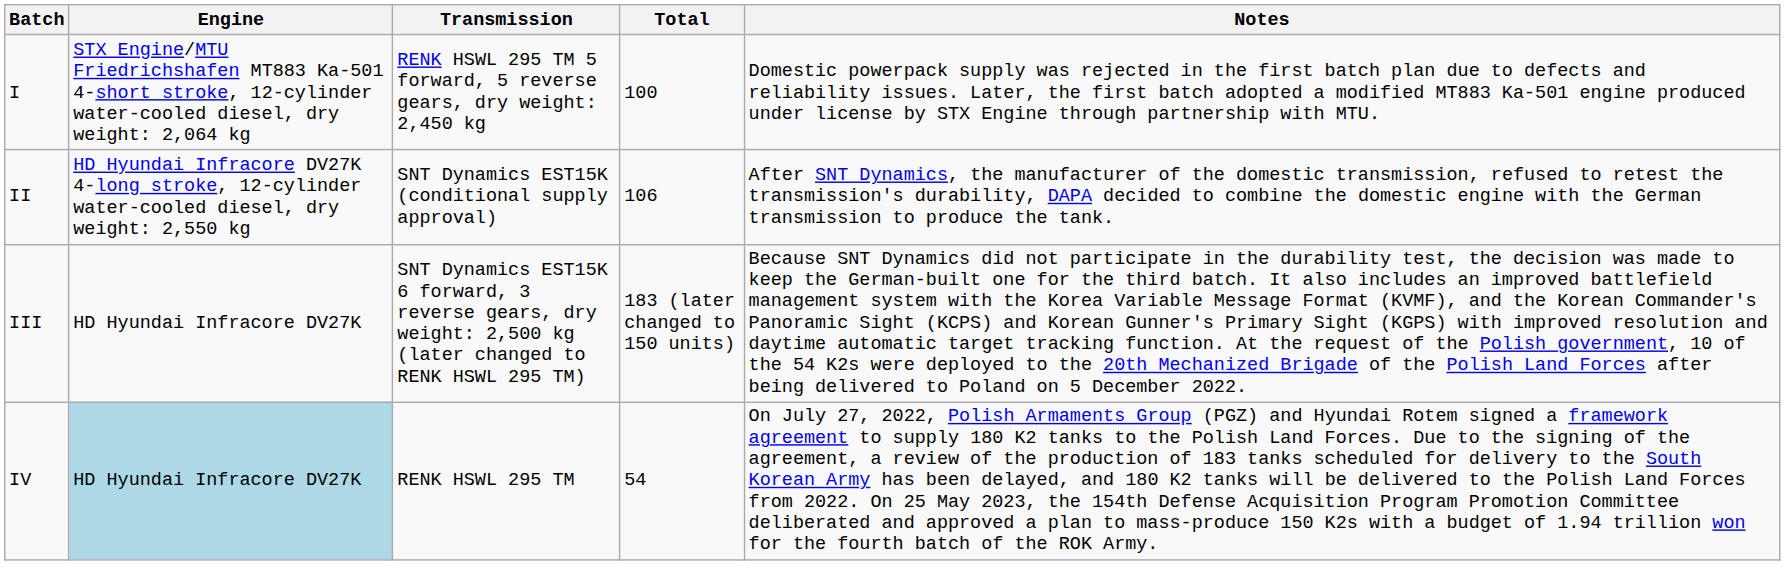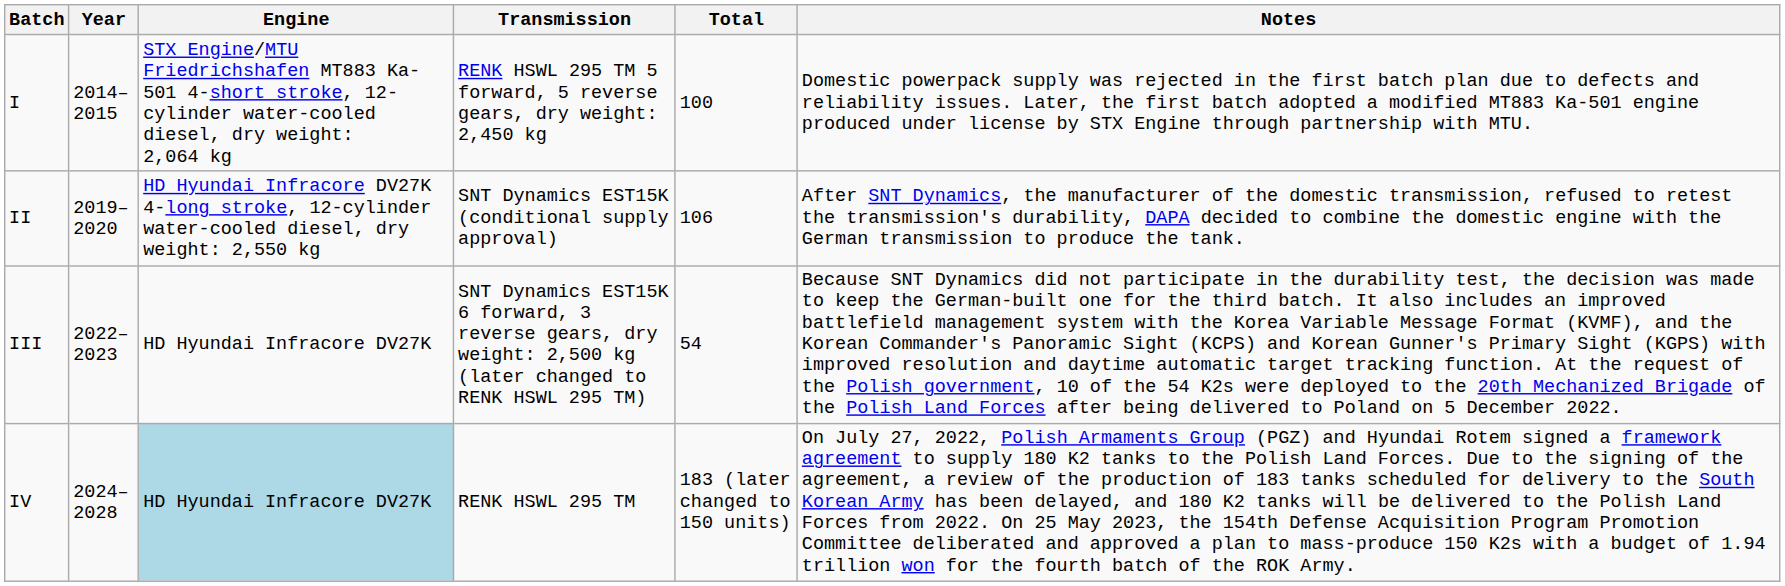+ column: (104, 20)
(680, 323) 183 (later changed to 150 units) -> (691, 344) 54
(635, 481) 54 -> (735, 502) 183 (later changed to 150 units)
